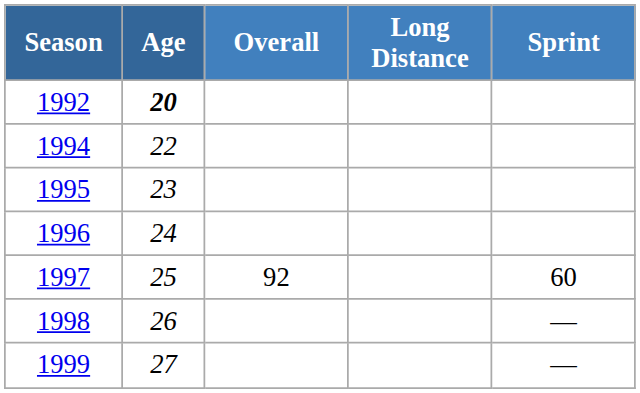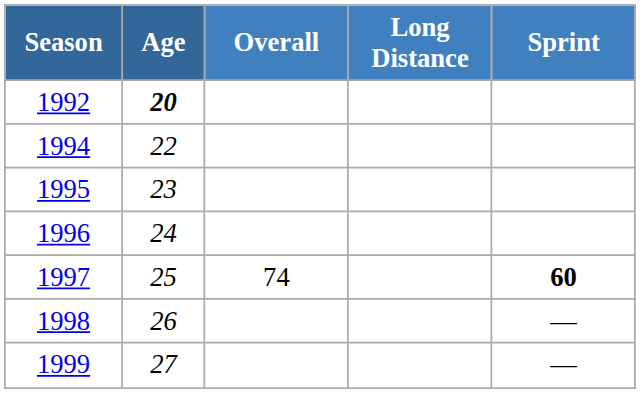(276, 277) 92 -> (276, 277) 74
(564, 277) normal -> (564, 277) bold
